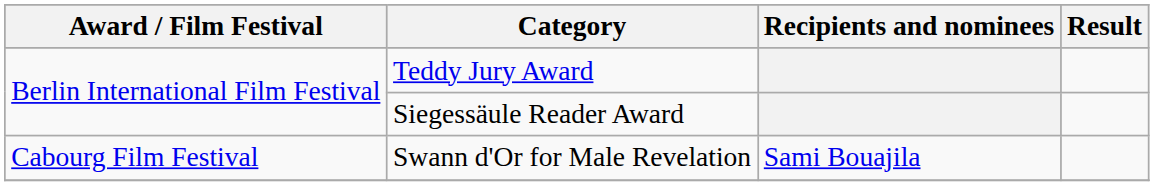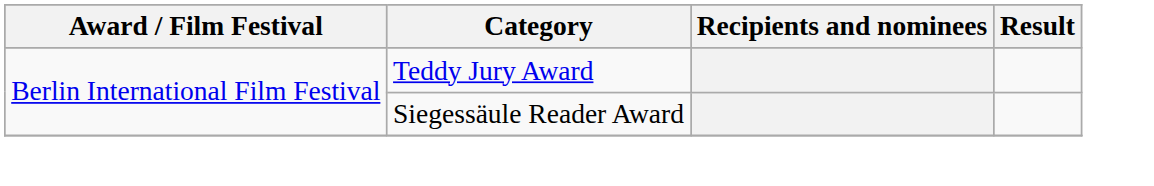- row: (572, 157)
